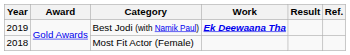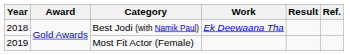(17, 27) 2019 -> (17, 27) 2018
(245, 27) bold -> (244, 27) normal
(17, 43) 2018 -> (17, 43) 2019
